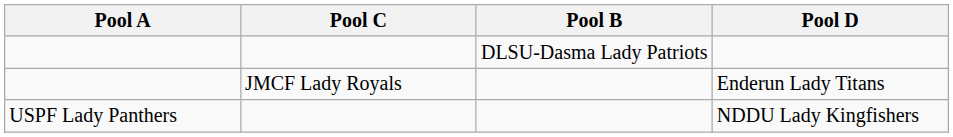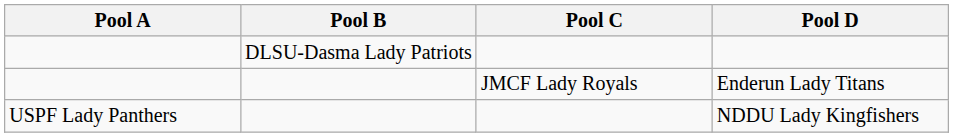columns swapped: (594, 20) <-> (358, 20)
